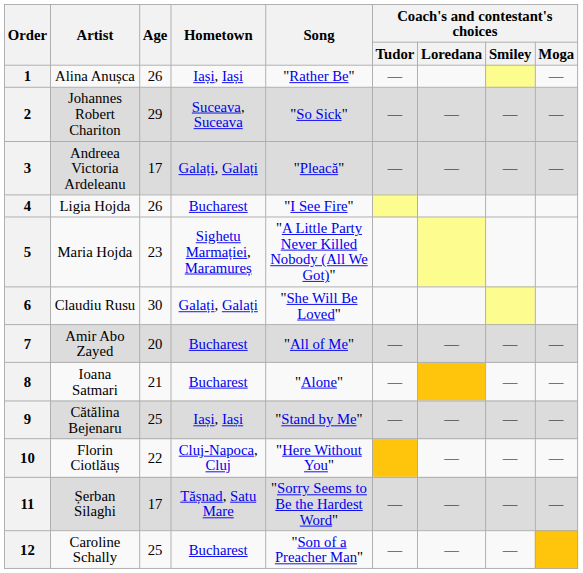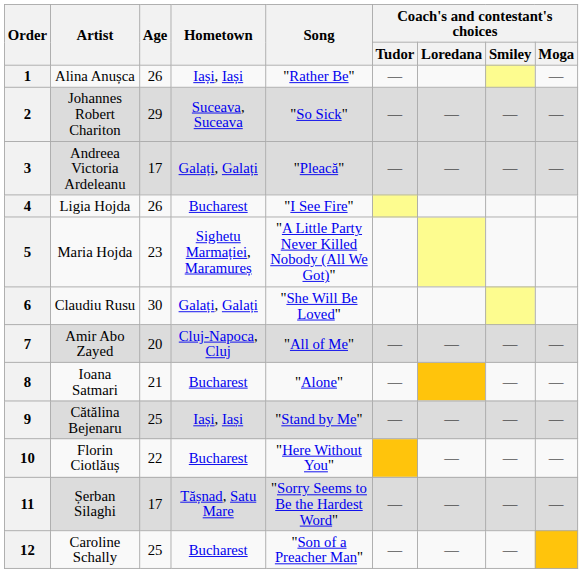(218, 344) Bucharest -> (218, 344) Cluj-Napoca, Cluj
(218, 458) Cluj-Napoca, Cluj -> (218, 458) Bucharest
